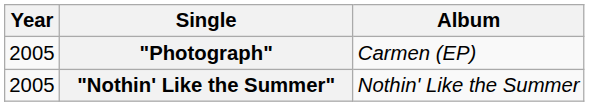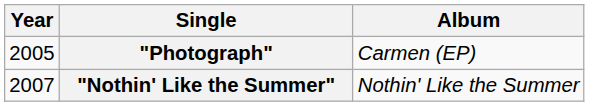(32, 85) 2005 -> (32, 85) 2007
